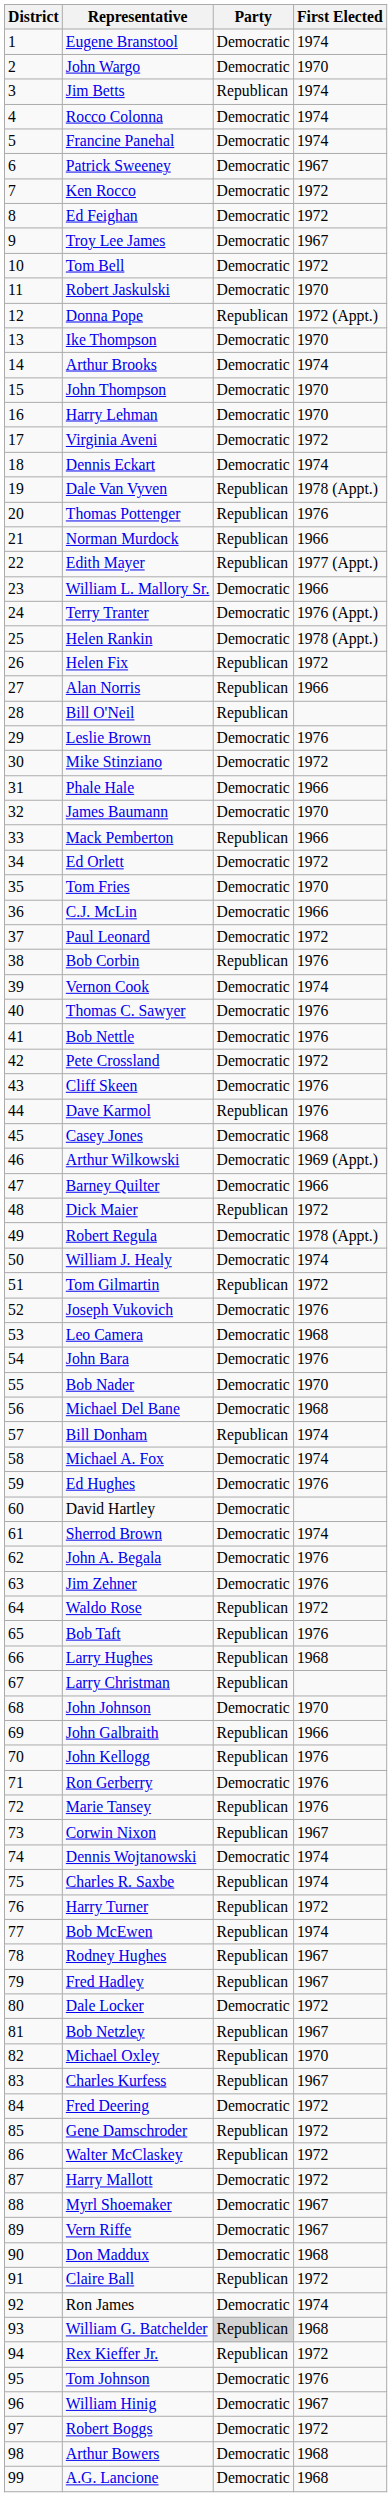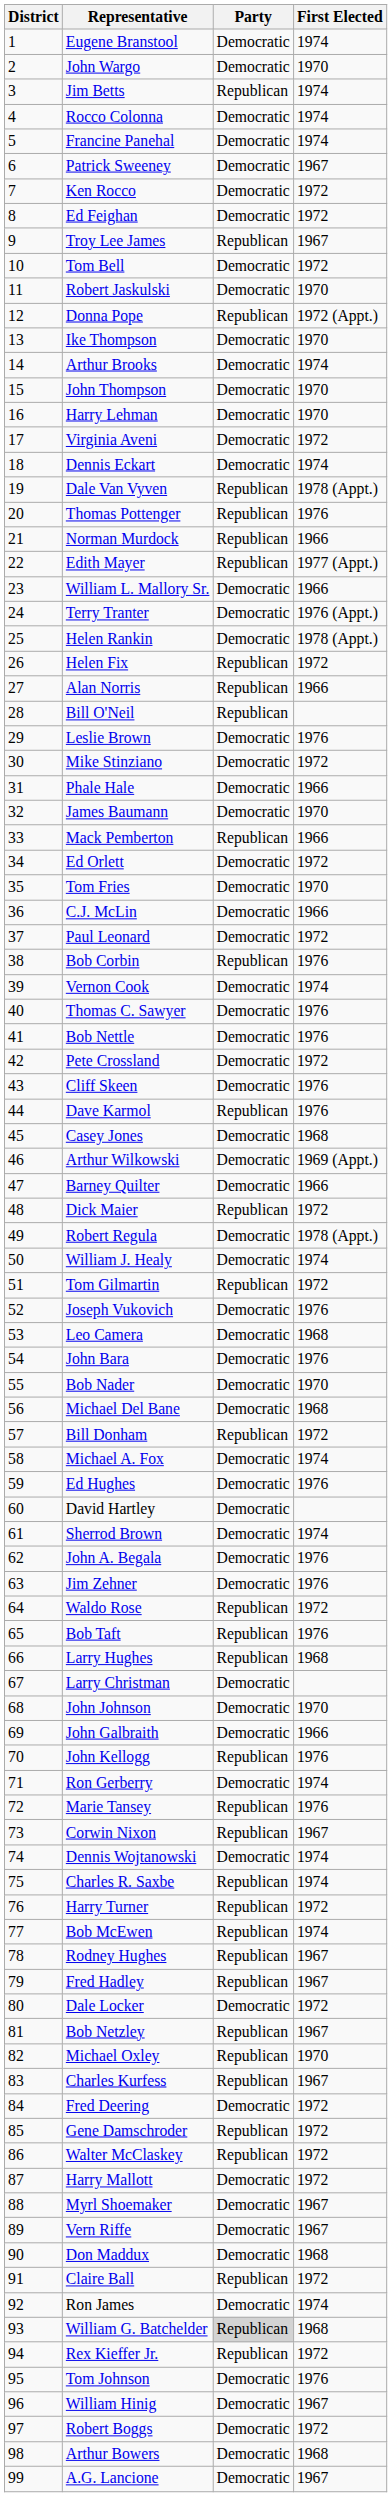(253, 240) Democratic -> (252, 240) Republican
(313, 1434) 1974 -> (313, 1434) 1972
(252, 1683) Republican -> (253, 1683) Democratic
(252, 1732) Republican -> (253, 1732) Democratic
(313, 1782) 1976 -> (313, 1782) 1974
(313, 2478) 1968 -> (313, 2478) 1967
